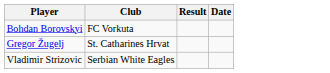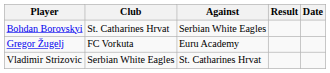+ column: (223, 12)
(110, 28) FC Vorkuta -> (128, 28) St. Catharines Hrvat
(128, 44) St. Catharines Hrvat -> (110, 44) FC Vorkuta
